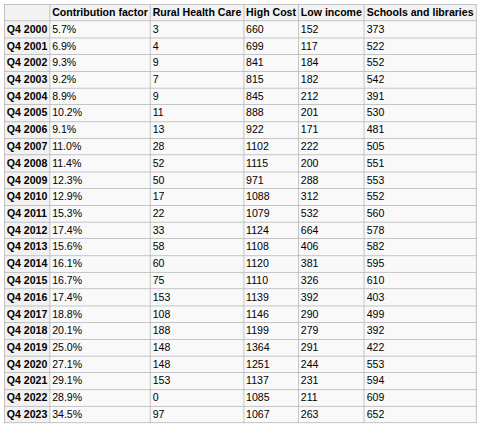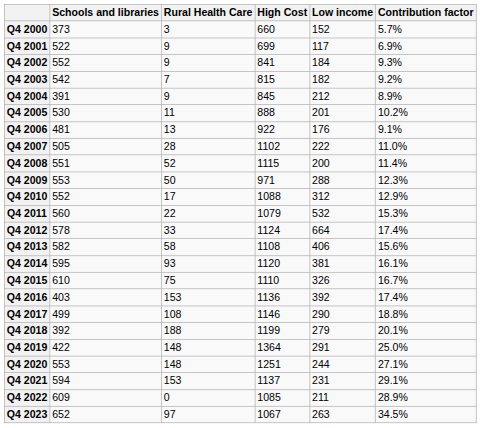columns swapped: (420, 12) <-> (100, 12)
(156, 46) 4 -> (167, 46) 9
(310, 130) 171 -> (321, 130) 176
(159, 264) 60 -> (170, 264) 93
(257, 297) 1139 -> (269, 297) 1136
